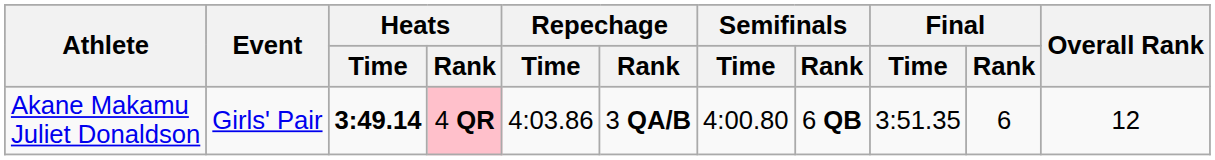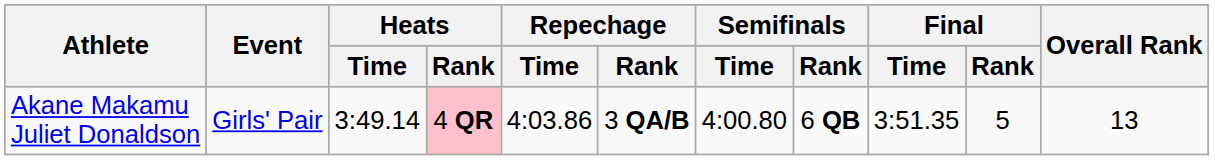(378, 121) bold -> (377, 121) normal
(1004, 121) 6 -> (1003, 121) 5
(1126, 121) 12 -> (1124, 121) 13
